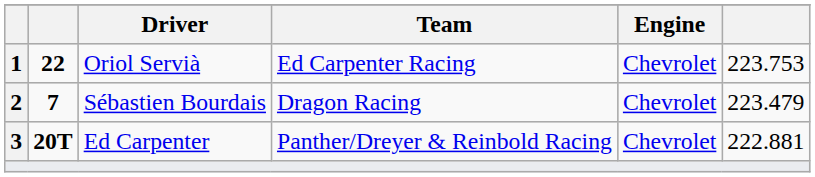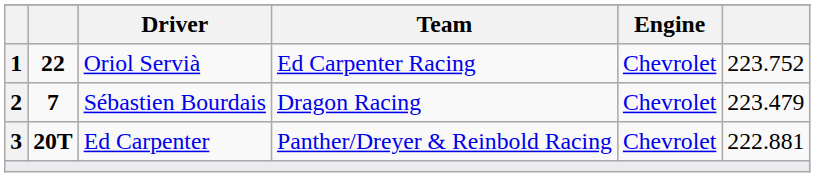(766, 63) 223.753 -> (766, 63) 223.752
